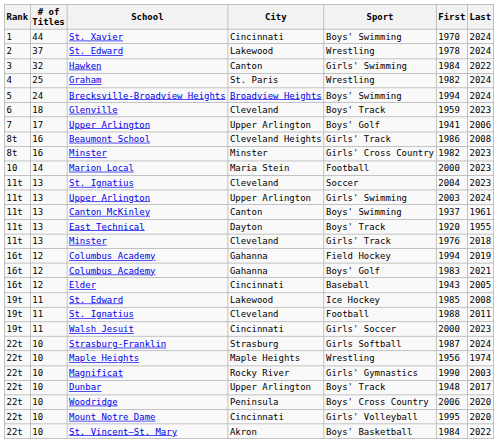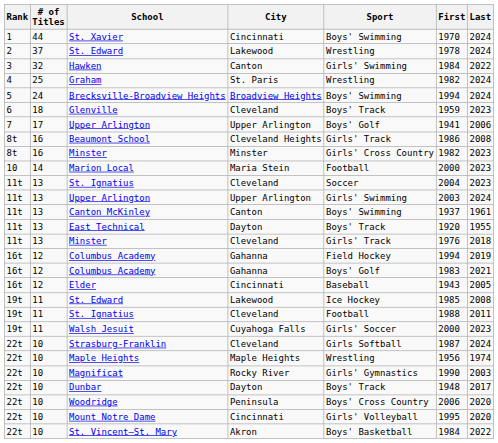(257, 329) Cincinnati -> (268, 329) Cuyahoga Falls
(254, 344) Strasburg -> (254, 344) Cleveland
(270, 387) Upper Arlington -> (246, 387) Dayton
